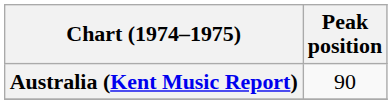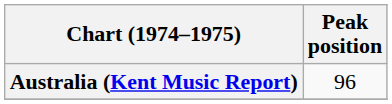(345, 81) 90 -> (345, 81) 96
